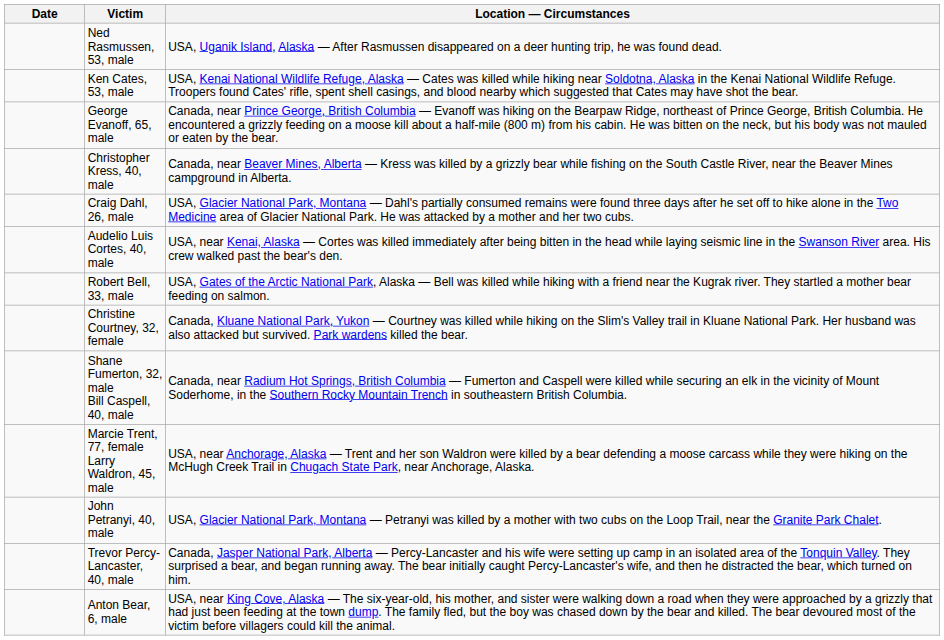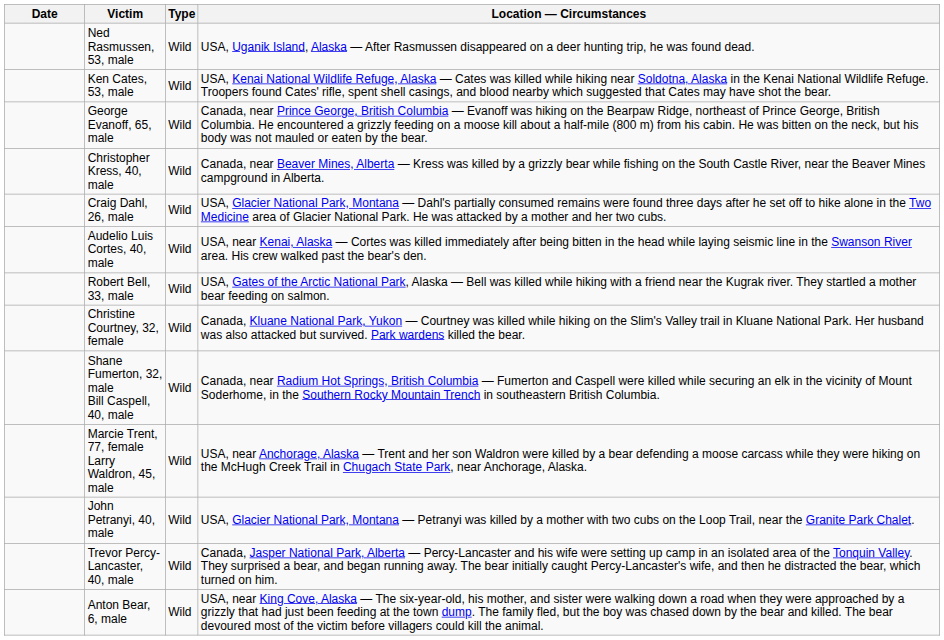+ column: (182, 14)
